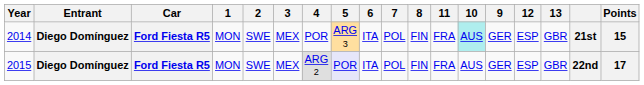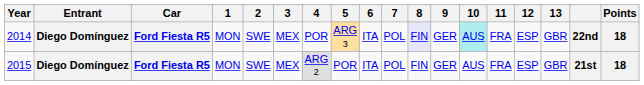columns swapped: (500, 13) <-> (444, 13)
(419, 37) no background -> (419, 37) lavender background
(585, 37) 21st -> (585, 37) 22nd
(620, 37) 15 -> (620, 37) 18
(345, 66) lavender background -> (345, 66) no background
(585, 66) 22nd -> (585, 66) 21st
(620, 66) 17 -> (620, 66) 18
